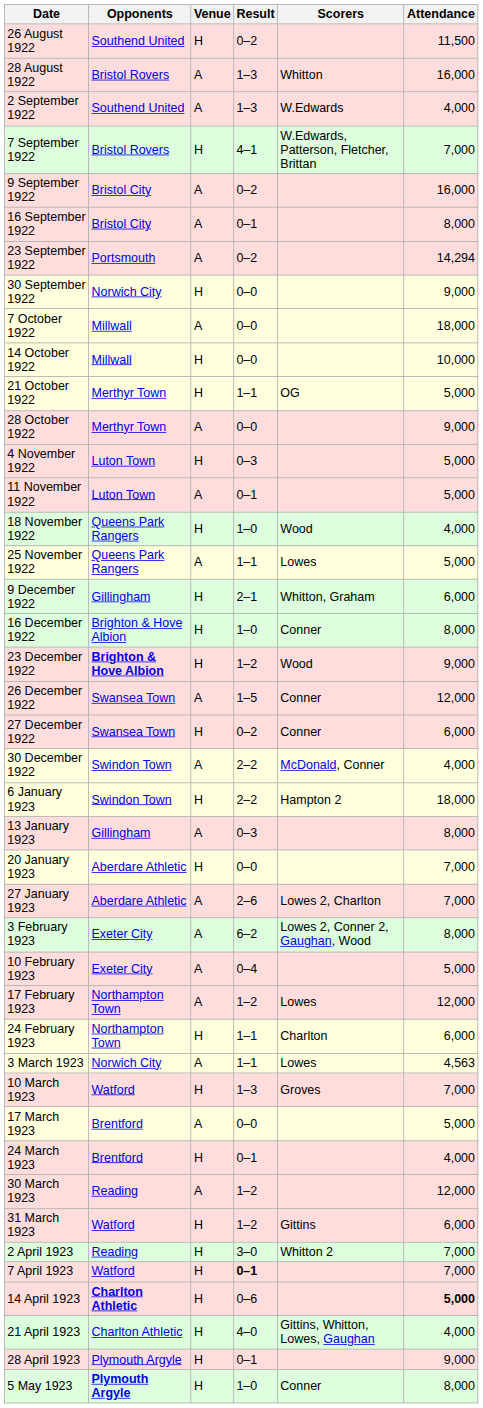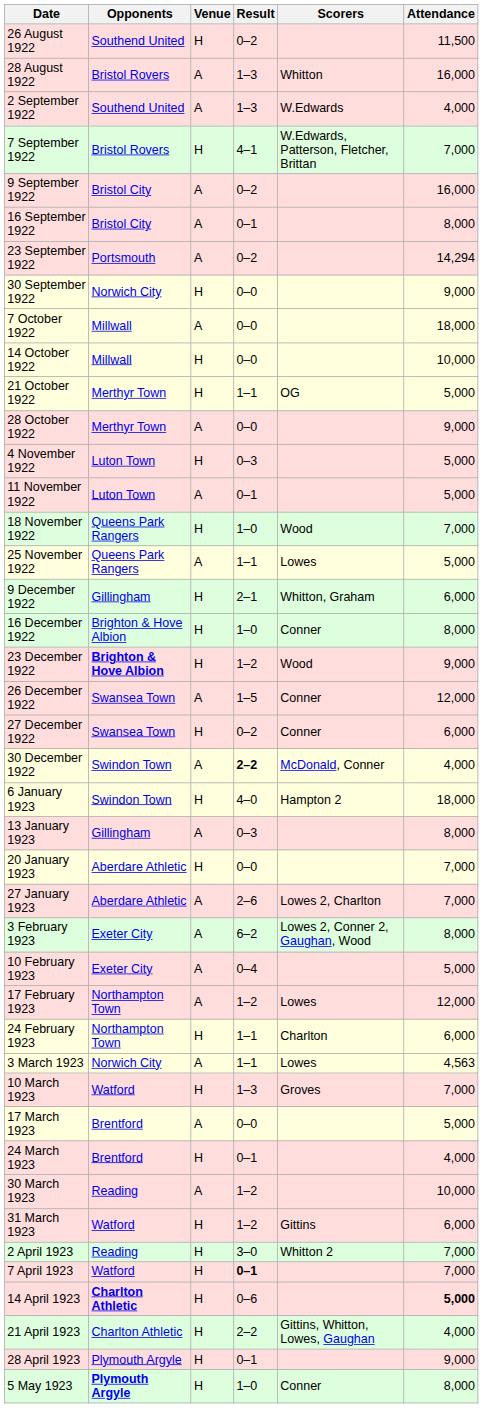(459, 528) 4,000 -> (459, 528) 7,000
(247, 765) normal -> (247, 765) bold
(247, 799) 2–2 -> (247, 799) 4–0
(456, 1191) 12,000 -> (456, 1191) 10,000
(247, 1332) 4–0 -> (247, 1332) 2–2
